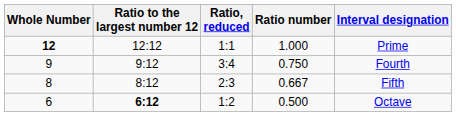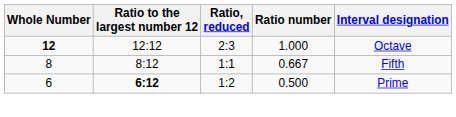(227, 45) 1:1 -> (227, 45) 2:3
(393, 45) Prime -> (393, 45) Octave
- row: (49, 64)
(227, 83) 2:3 -> (227, 64) 1:1
(393, 102) Octave -> (393, 83) Prime
